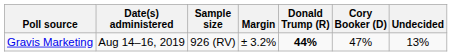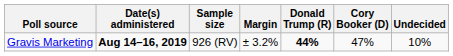(142, 42) normal -> (143, 42) bold
(418, 42) 13% -> (420, 42) 10%
